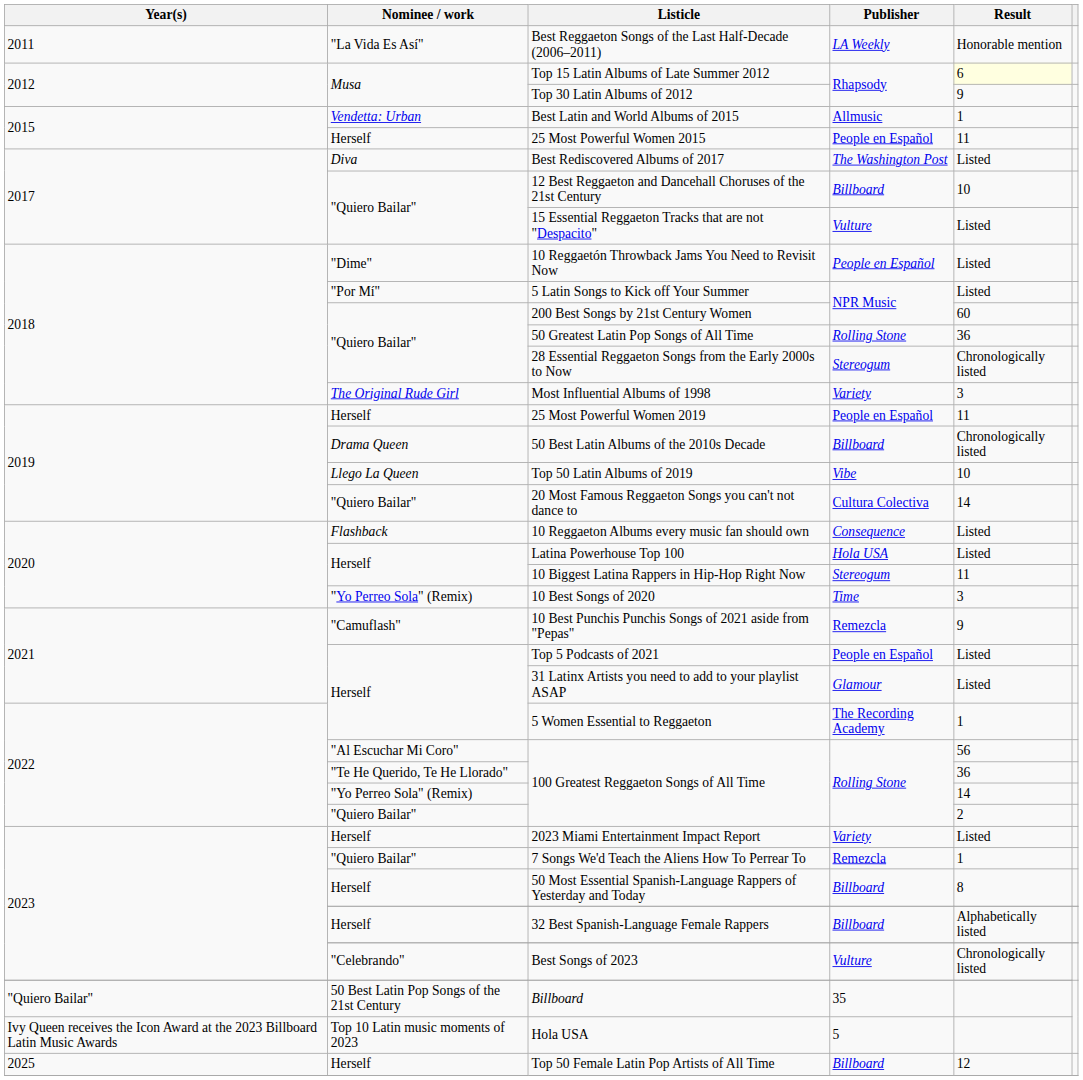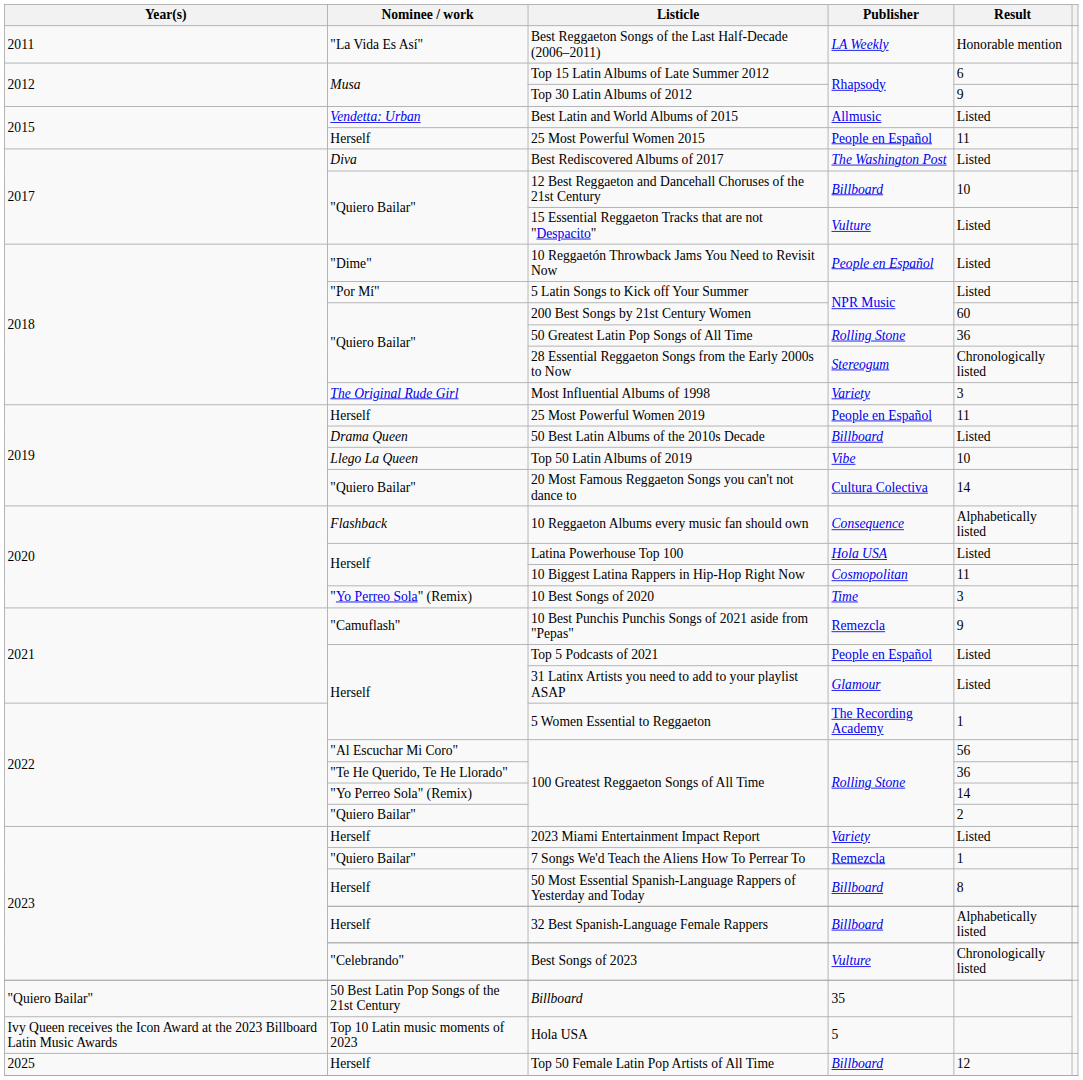(960, 73) lightyellow background -> (960, 73) no background
(960, 116) 1 -> (974, 116) Listed
(1001, 444) Chronologically listed -> (974, 436) Listed
(974, 532) Listed -> (997, 524) Alphabetically listed
(861, 575) Stereogum -> (870, 575) Cosmopolitan
